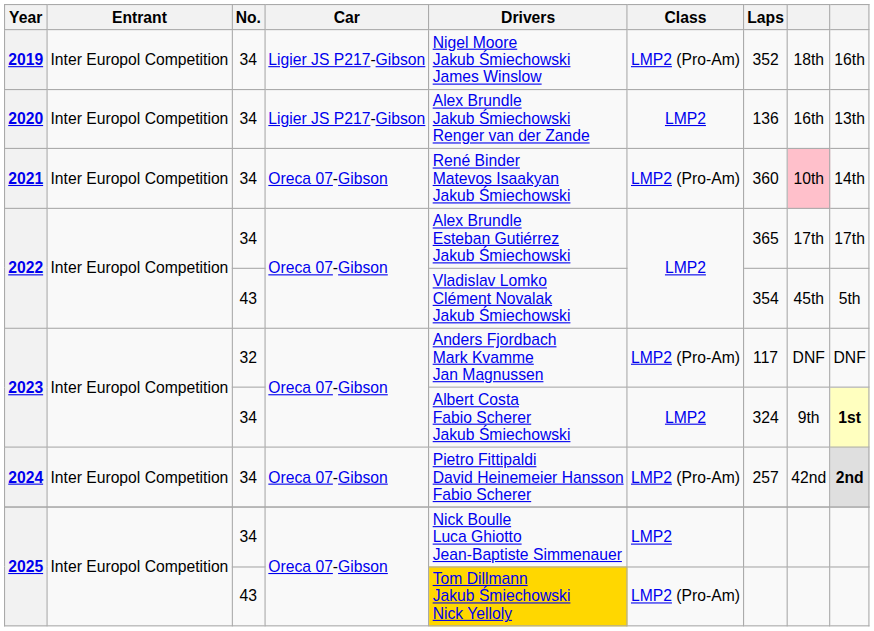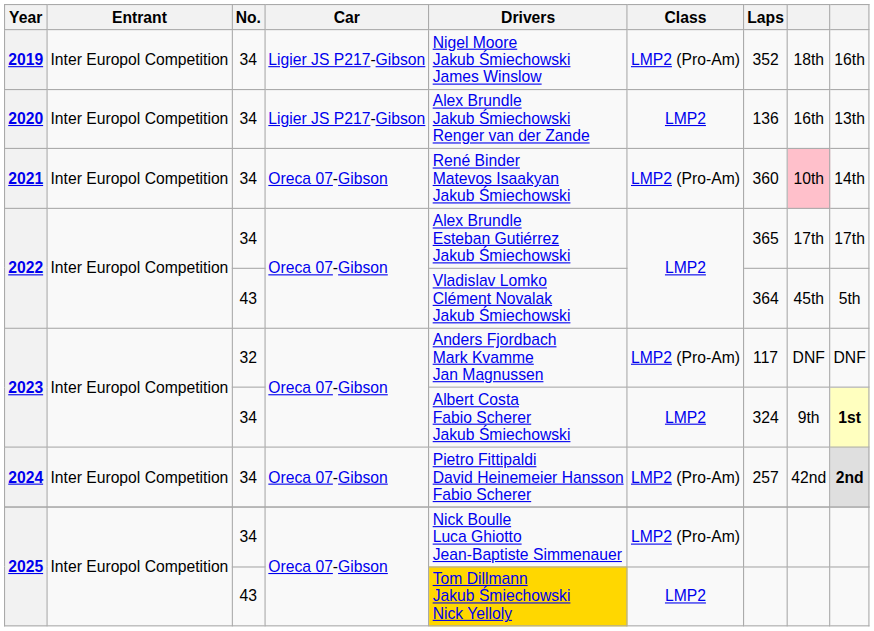(766, 298) 354 -> (766, 298) 364
(651, 537) LMP2 -> (685, 537) LMP2 (Pro-Am)
(685, 597) LMP2 (Pro-Am) -> (685, 597) LMP2
